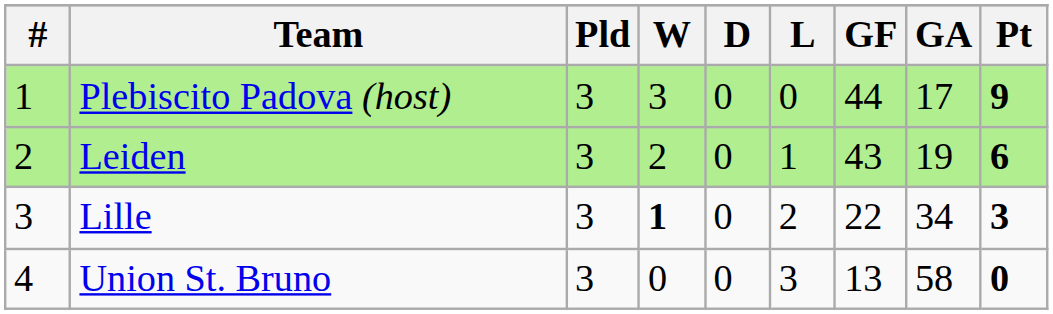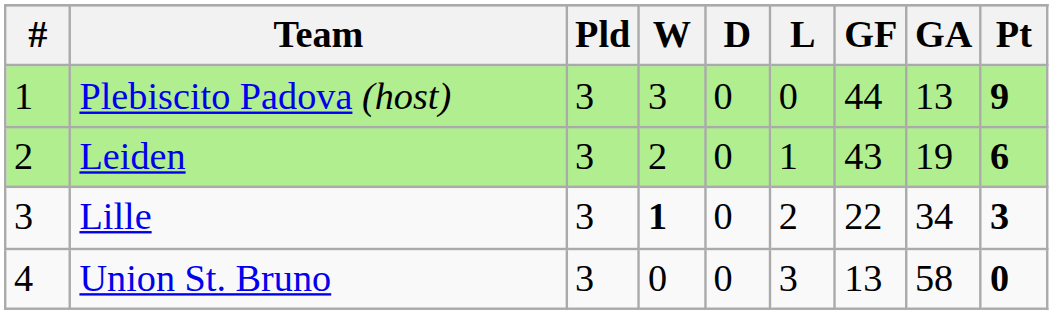(934, 95) 17 -> (934, 95) 13
